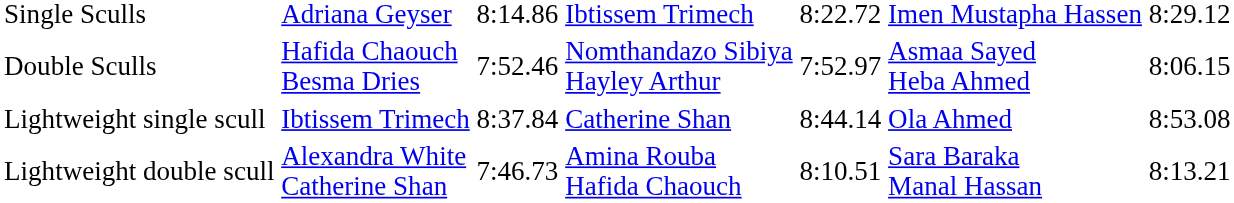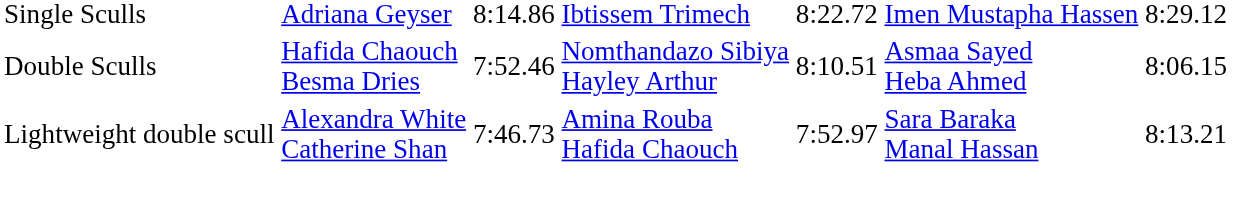(840, 66) 7:52.97 -> (837, 66) 8:10.51
- row: (135, 118)
(840, 171) 8:10.51 -> (837, 133) 7:52.97
